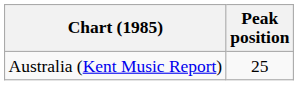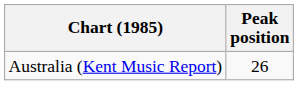(260, 65) 25 -> (260, 65) 26
